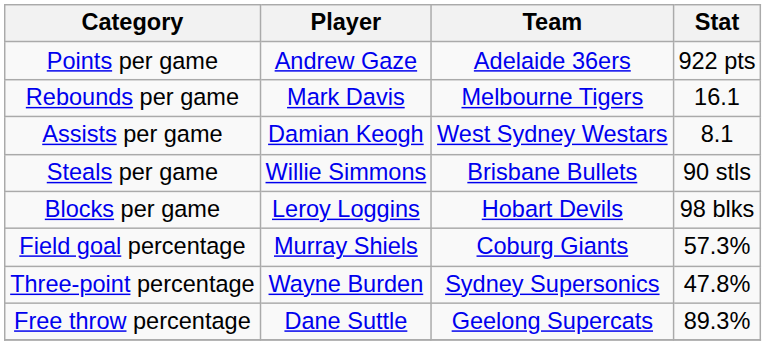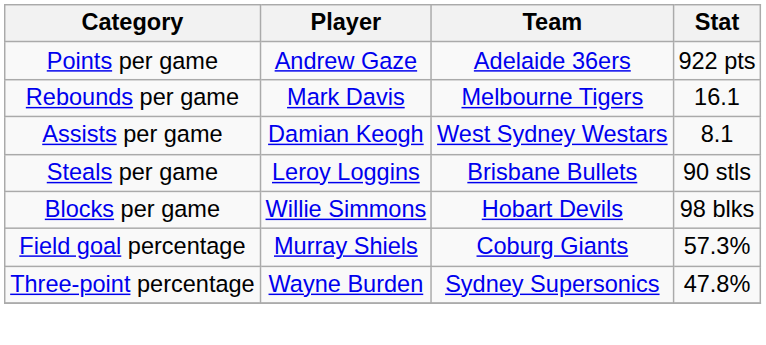(346, 172) Willie Simmons -> (346, 172) Leroy Loggins
(346, 209) Leroy Loggins -> (346, 209) Willie Simmons
- row: (132, 321)
